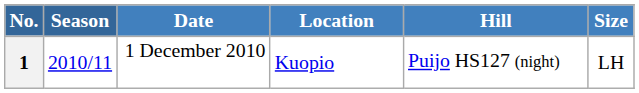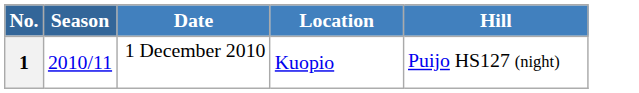- column: (611, 20)
